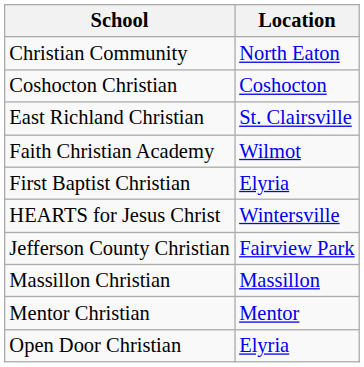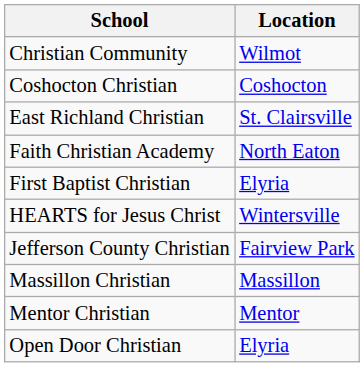(289, 53) North Eaton -> (270, 53) Wilmot
(270, 150) Wilmot -> (289, 150) North Eaton
